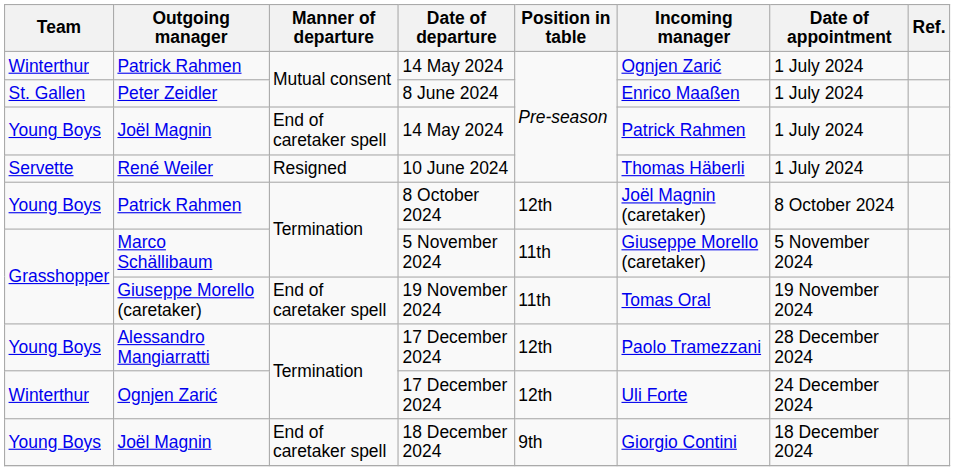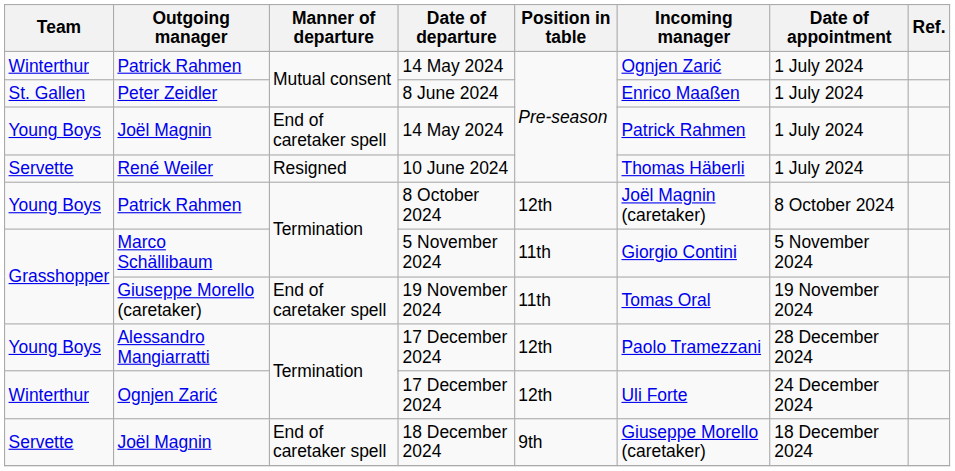(690, 252) Giuseppe Morello (caretaker) -> (679, 252) Giorgio Contini
(55, 442) Young Boys -> (41, 442) Servette
(679, 442) Giorgio Contini -> (690, 442) Giuseppe Morello (caretaker)
